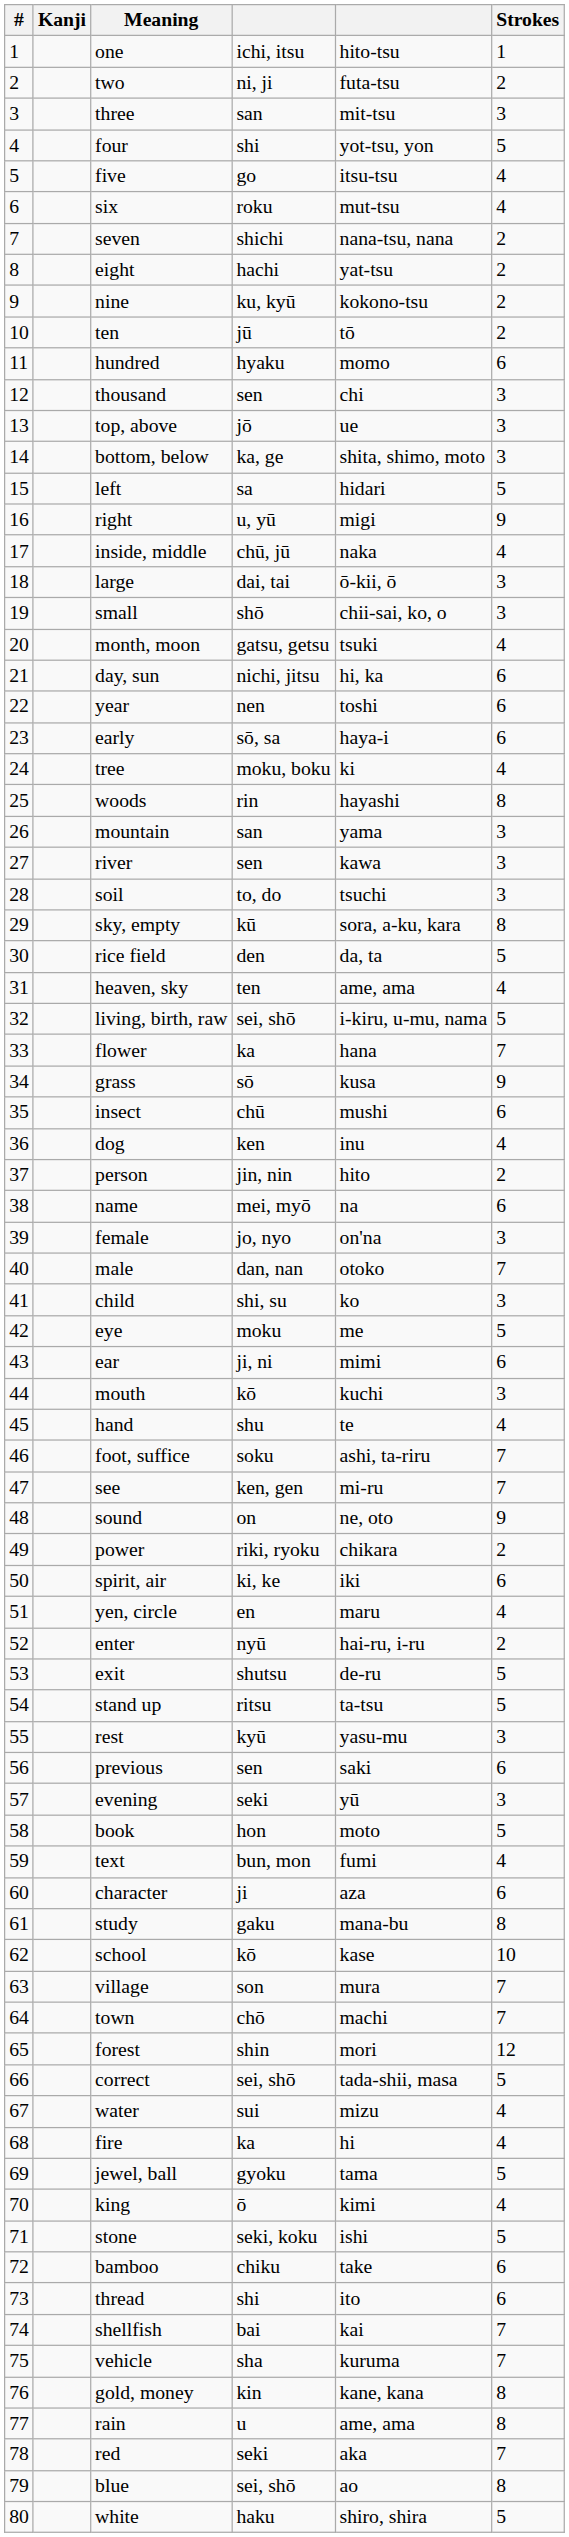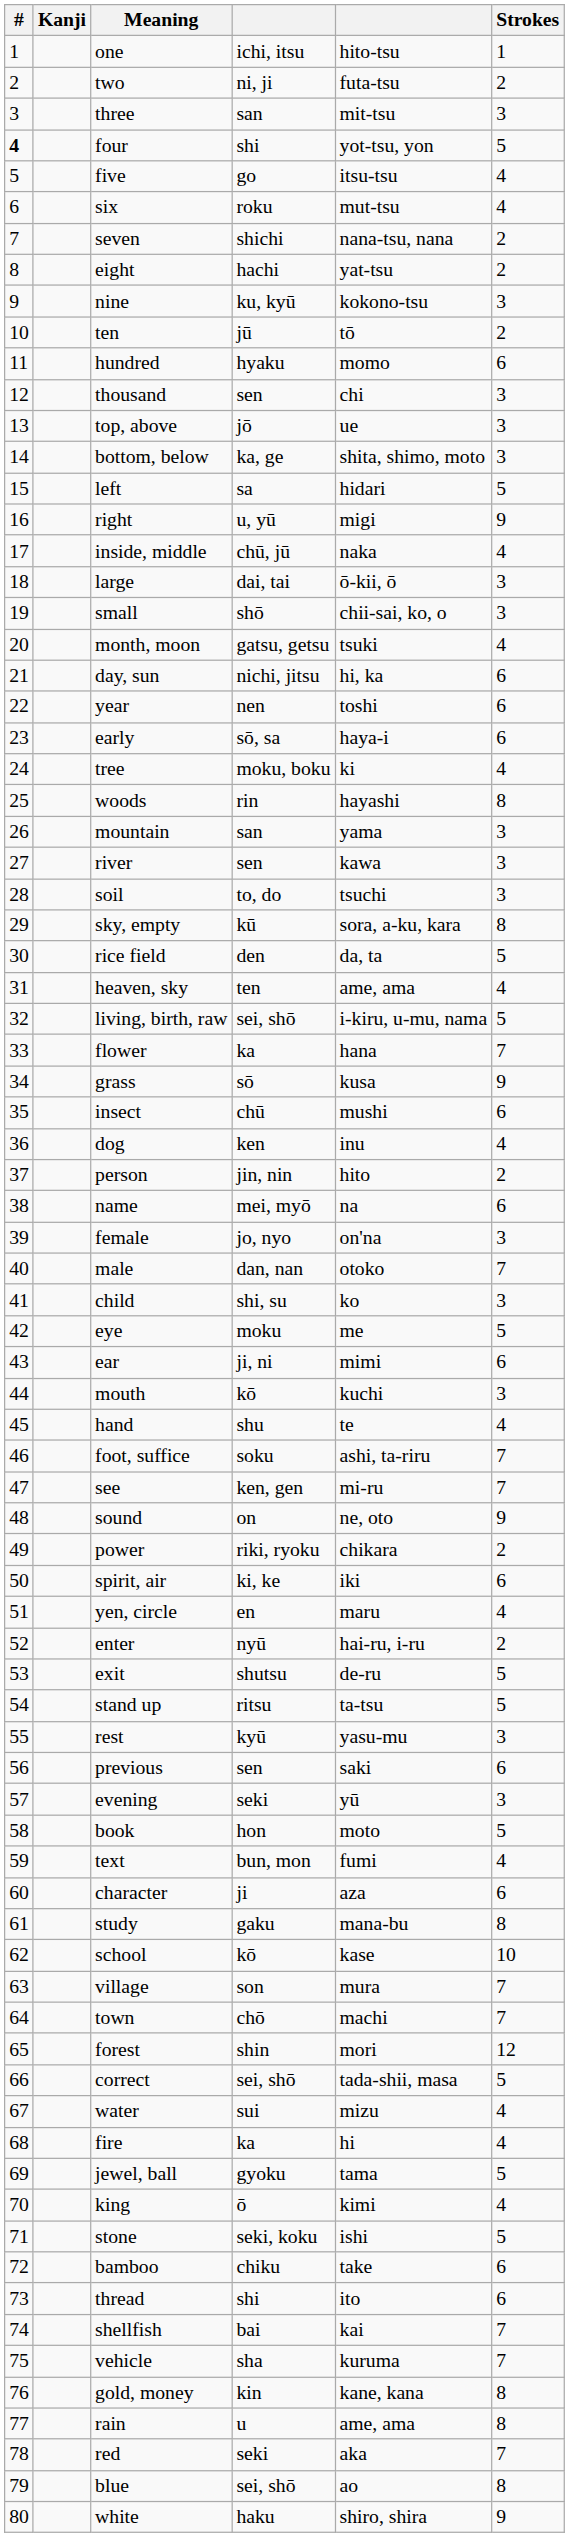(14, 144) normal -> (14, 144) bold
(501, 301) 2 -> (501, 301) 3
(501, 2517) 5 -> (501, 2517) 9
